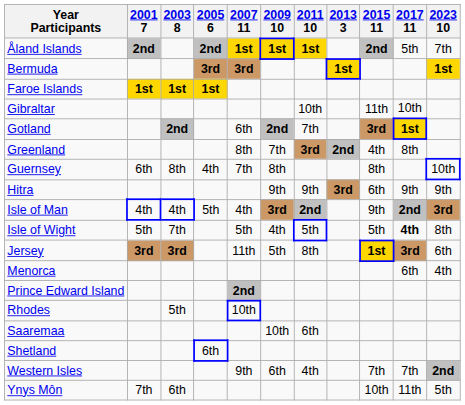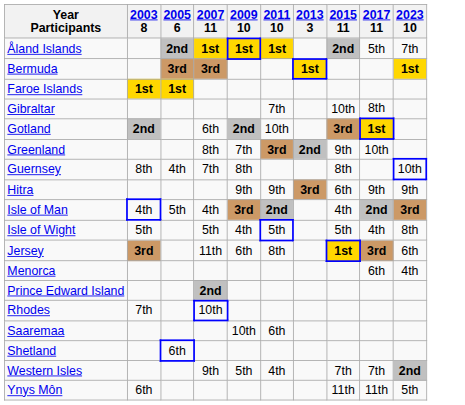- column: (144, 22)
(310, 109) 10th -> (277, 109) 7th
(377, 109) 11th -> (343, 109) 10th
(410, 109) 10th -> (377, 109) 8th
(310, 129) 7th -> (277, 129) 10th
(377, 149) 4th -> (343, 149) 9th
(410, 150) 8th -> (377, 150) 10th
(377, 210) 9th -> (343, 210) 4th
(177, 231) 7th -> (144, 231) 5th
(410, 230) bold -> (377, 230) normal
(277, 251) 5th -> (244, 251) 6th
(177, 311) 5th -> (144, 311) 7th
(277, 371) 6th -> (244, 371) 5th
(377, 390) 10th -> (343, 390) 11th
